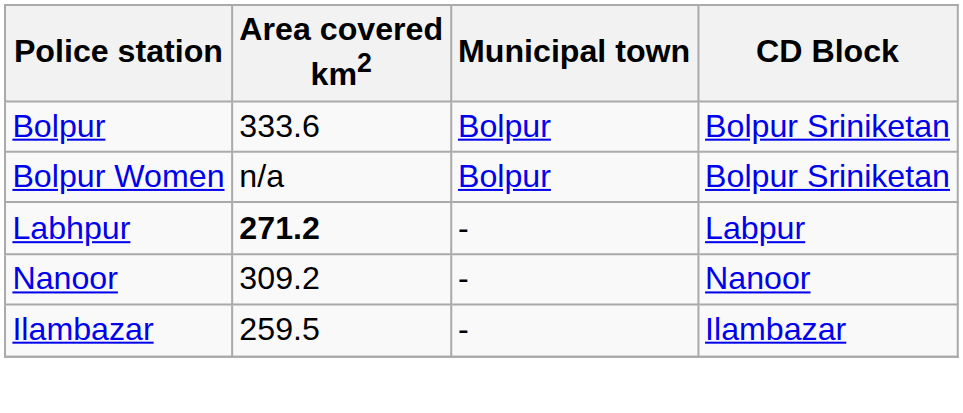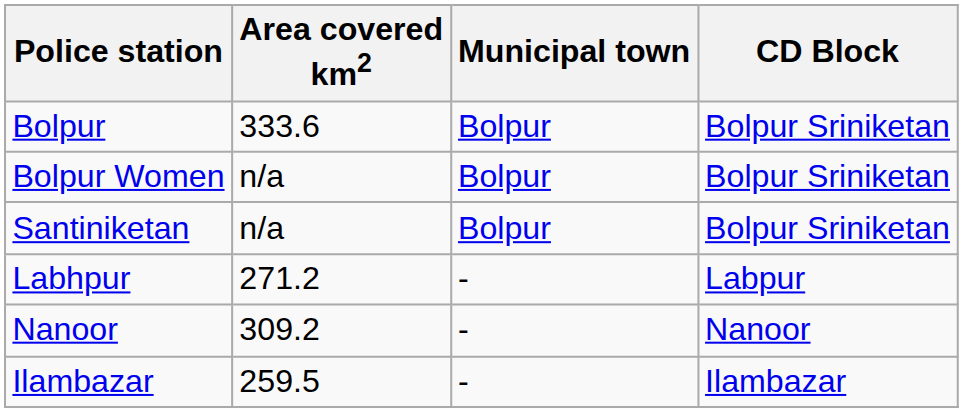+ row: (101, 227)
(280, 227) bold -> (280, 278) normal
